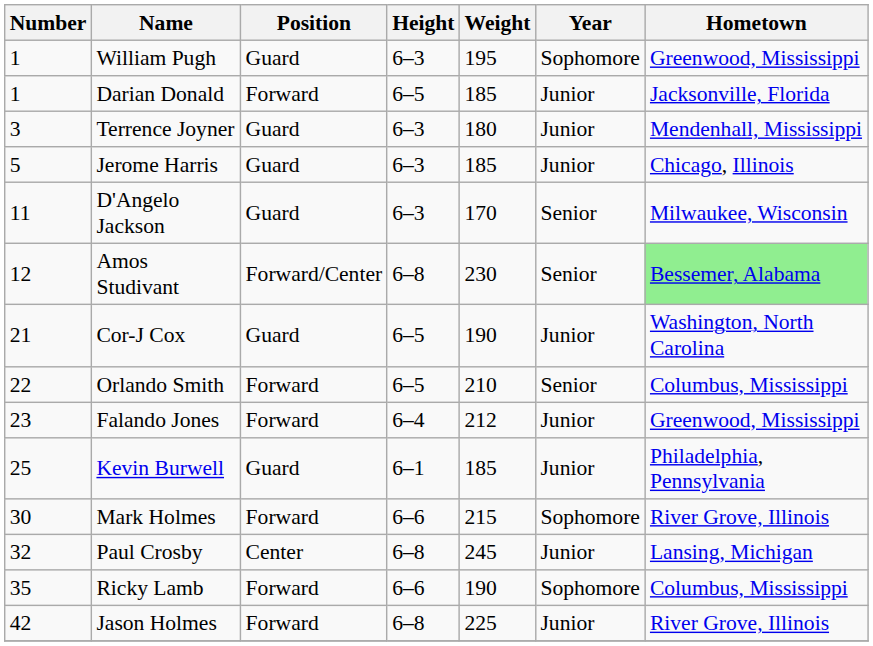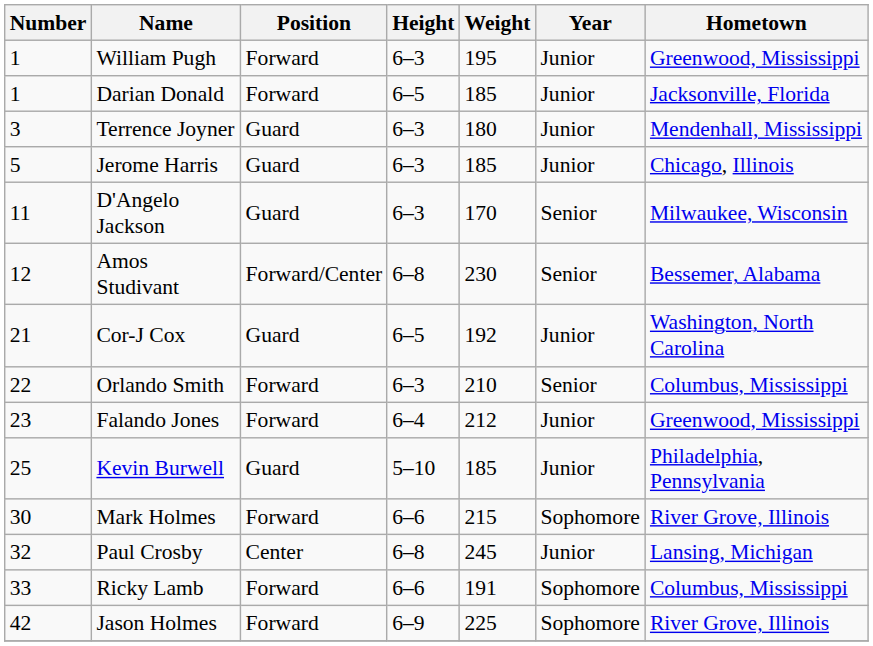(273, 58) Guard -> (282, 58) Forward
(590, 58) Sophomore -> (567, 58) Junior
(735, 274) lightgreen background -> (735, 274) no background
(481, 335) 190 -> (481, 335) 192
(408, 383) 6–5 -> (408, 383) 6–3
(408, 467) 6–1 -> (414, 467) 5–10
(21, 587) 35 -> (21, 587) 33
(481, 587) 190 -> (481, 587) 191
(408, 622) 6–8 -> (408, 622) 6–9
(567, 622) Junior -> (590, 622) Sophomore
